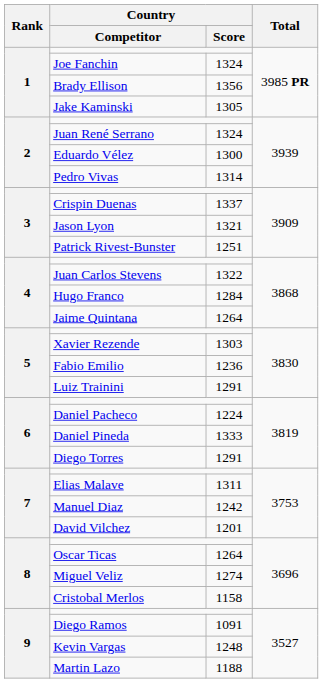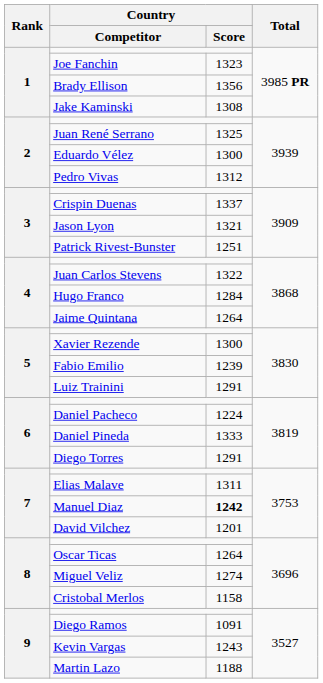(229, 63) 1324 -> (229, 63) 1323
(229, 106) 1305 -> (229, 106) 1308
(229, 134) 1324 -> (229, 134) 1325
(229, 176) 1314 -> (229, 176) 1312
(229, 344) 1303 -> (229, 344) 1300
(229, 365) 1236 -> (229, 365) 1239
(229, 506) normal -> (229, 506) bold
(229, 646) 1248 -> (229, 646) 1243
